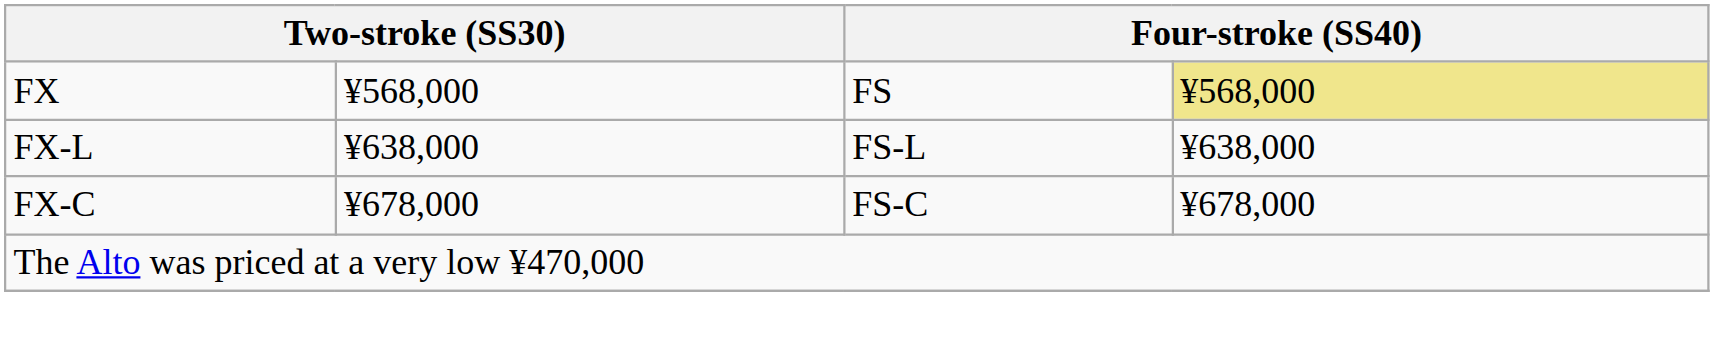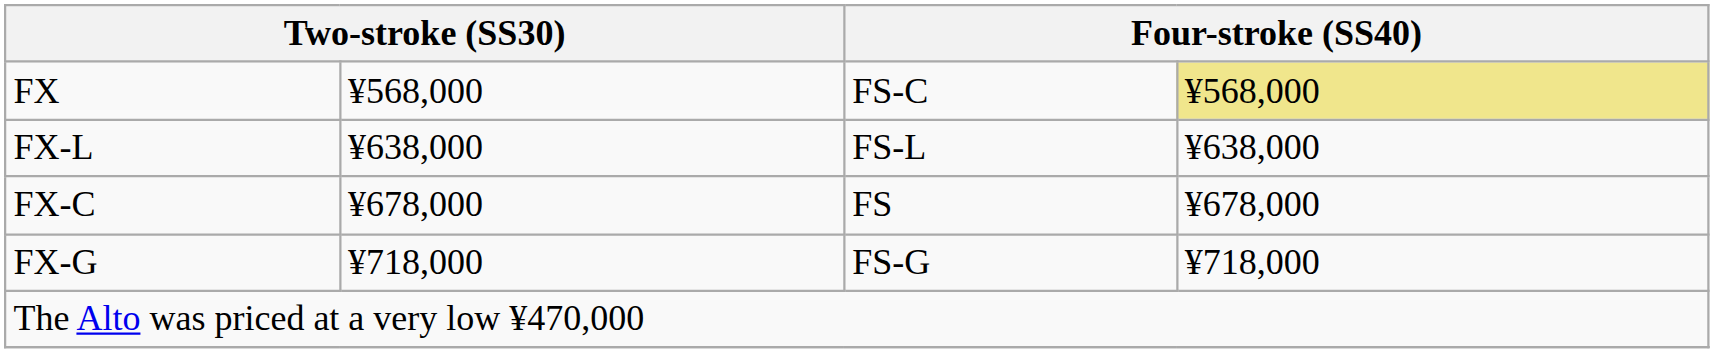(872, 90) FS -> (890, 90) FS-C
(890, 204) FS-C -> (872, 204) FS
+ row: (55, 261)
